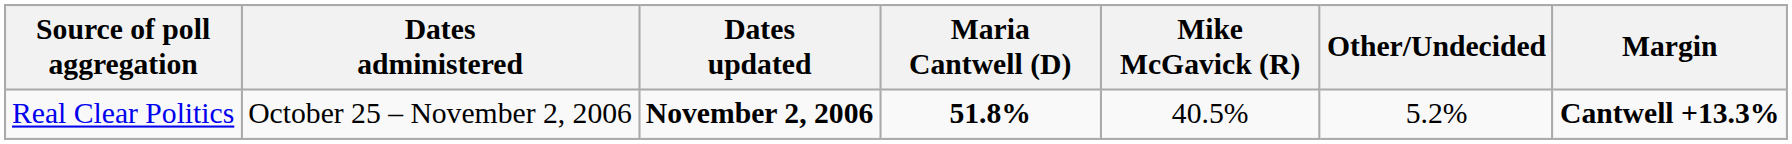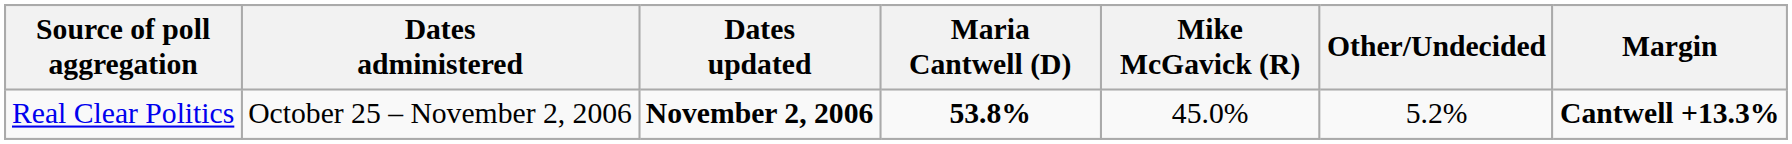(990, 113) 51.8% -> (990, 113) 53.8%
(1210, 113) 40.5% -> (1210, 113) 45.0%
